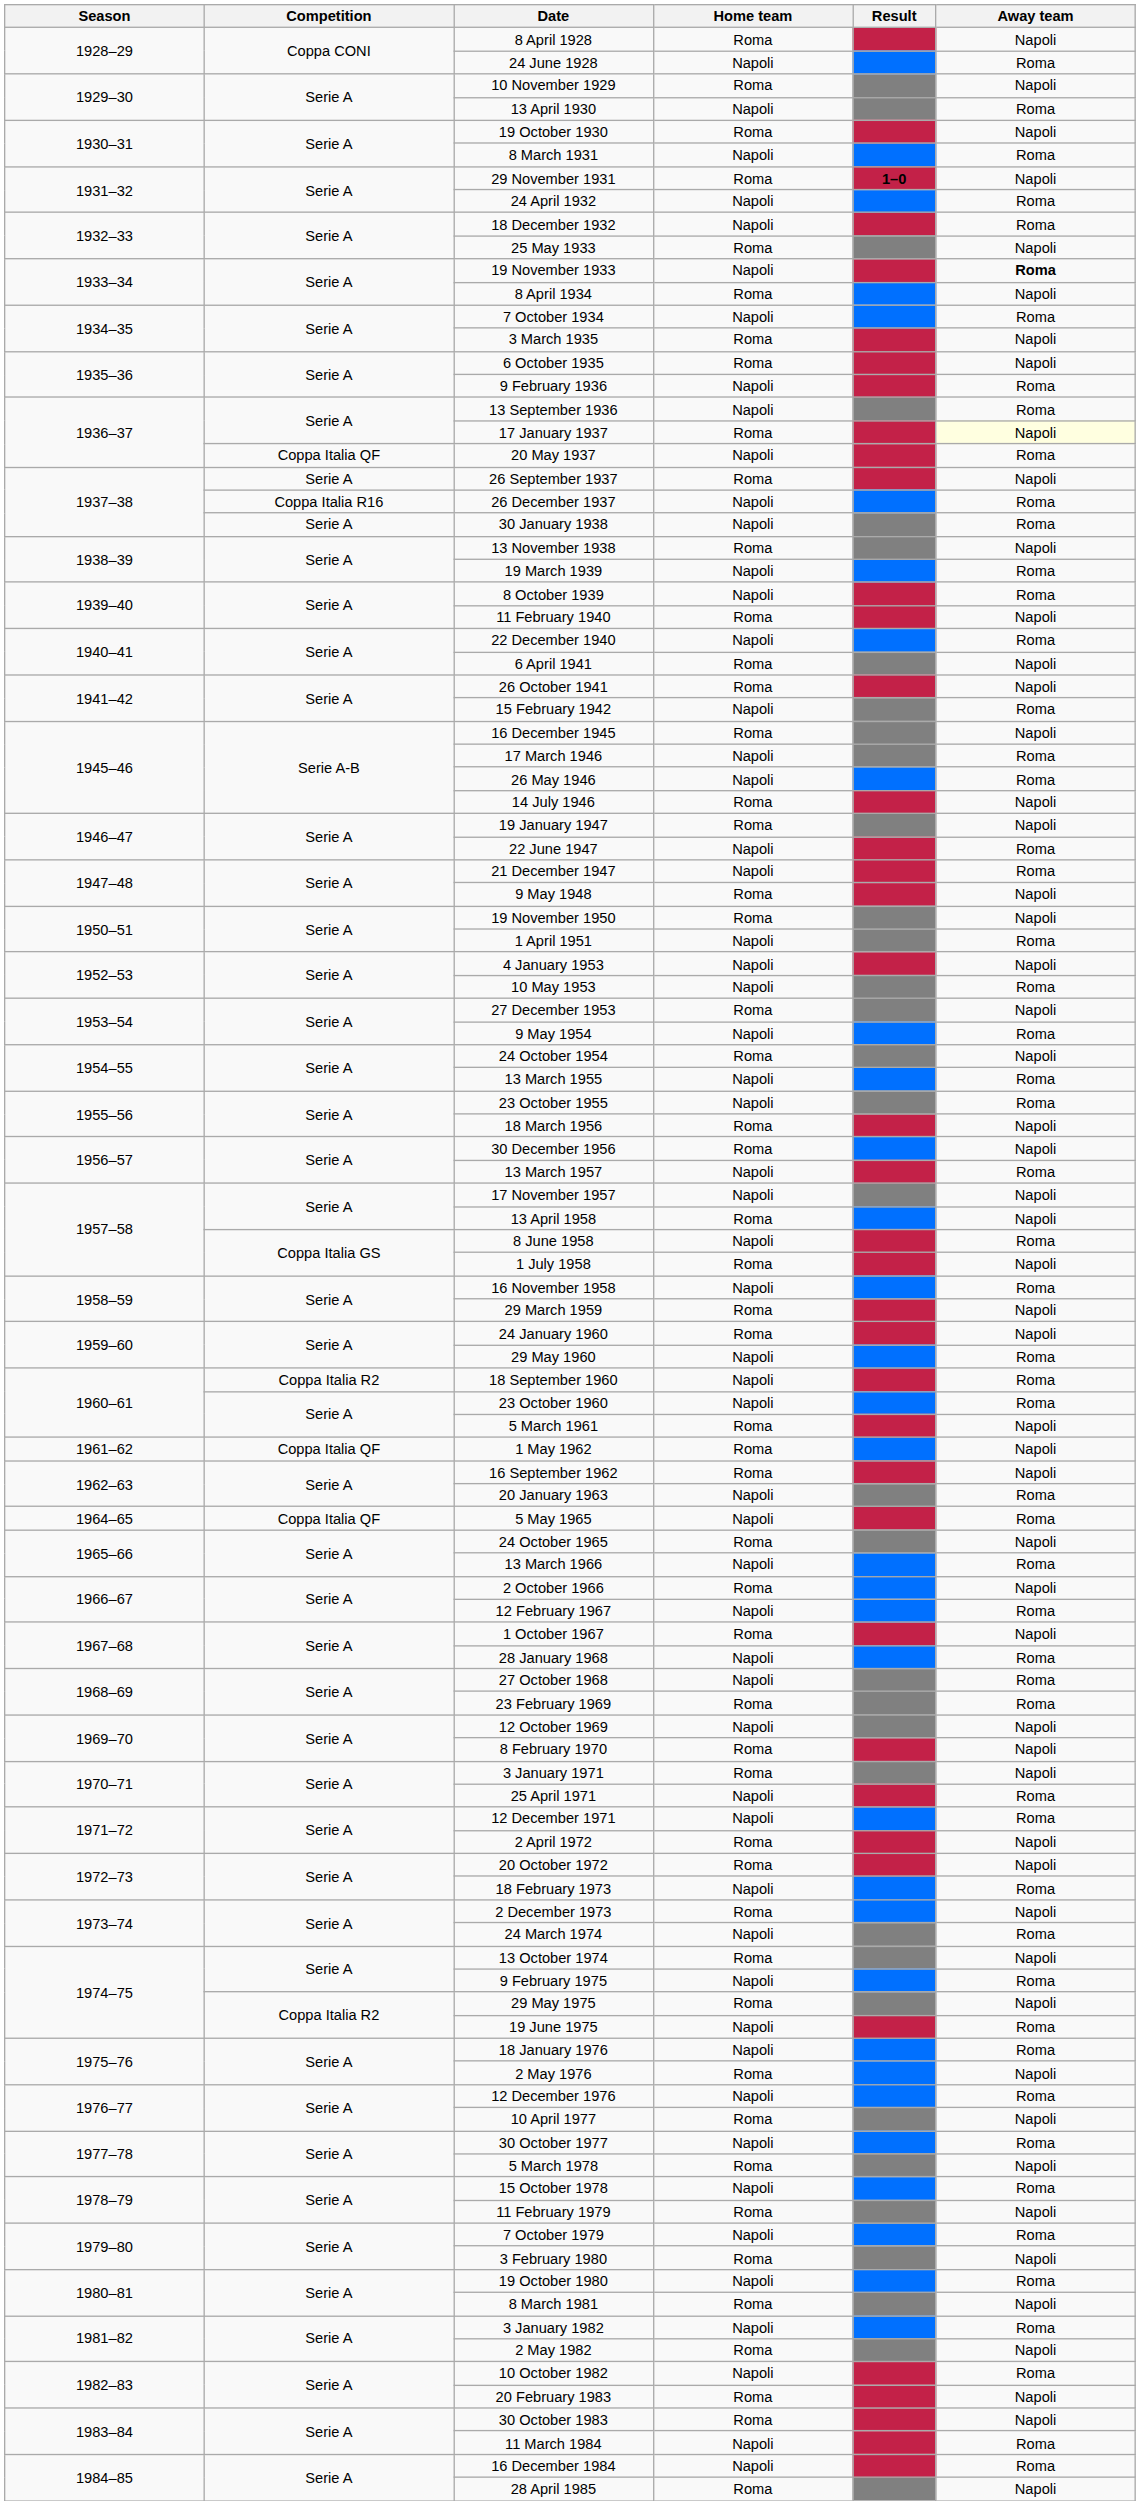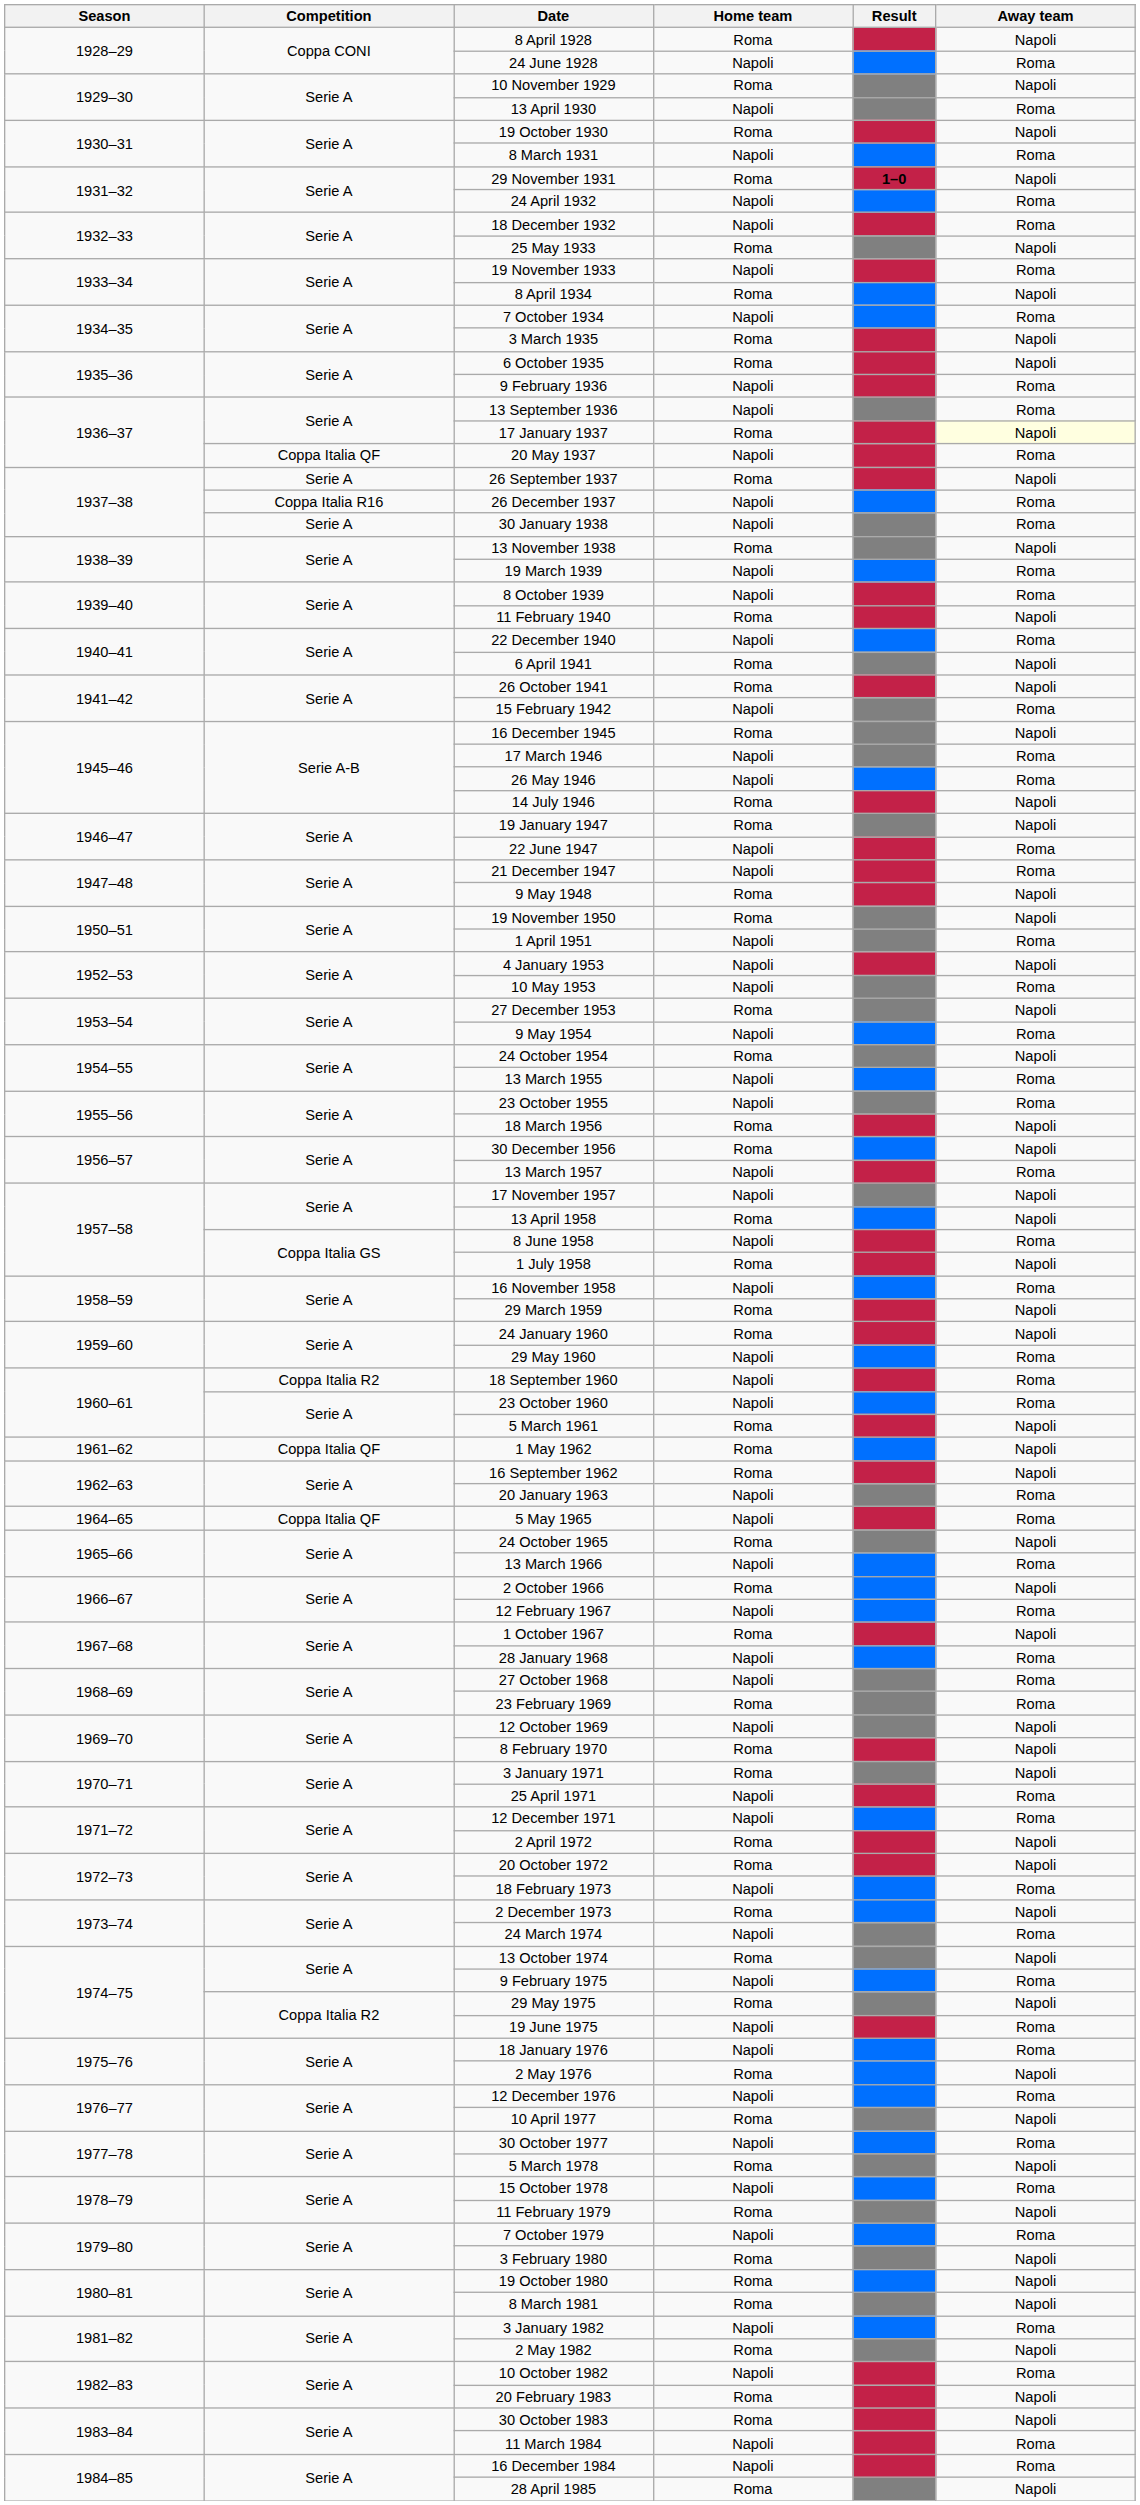(1036, 270) bold -> (1036, 270) normal
(753, 2281) Napoli -> (753, 2281) Roma
(1036, 2281) Roma -> (1036, 2281) Napoli
